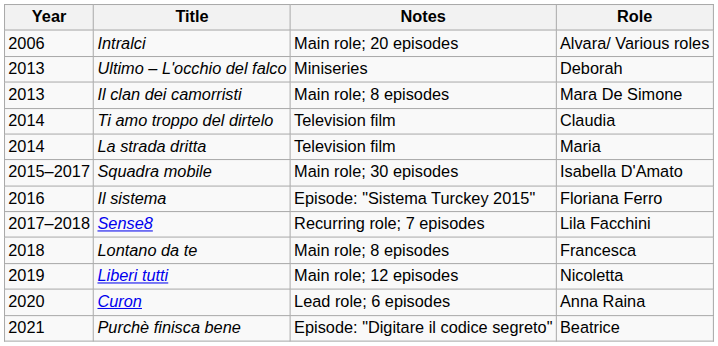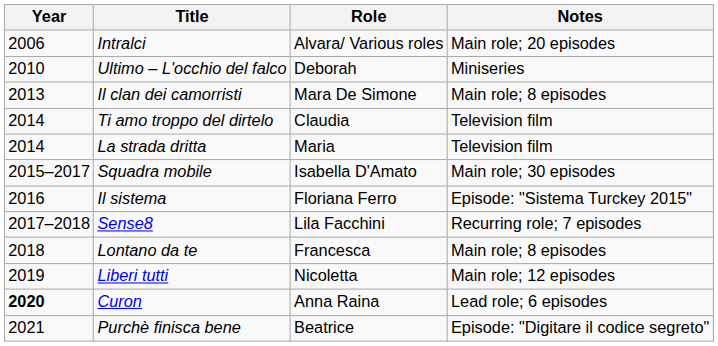columns swapped: (635, 17) <-> (423, 17)
(26, 69) 2013 -> (26, 69) 2010
(26, 302) normal -> (26, 302) bold
